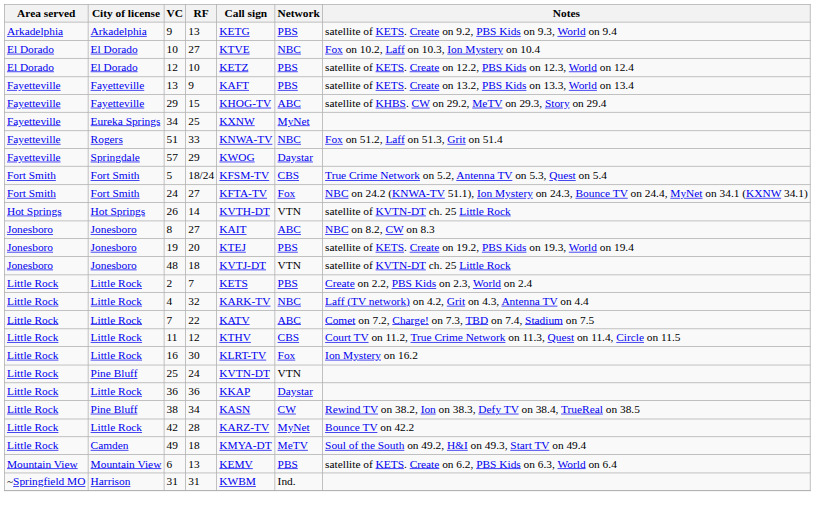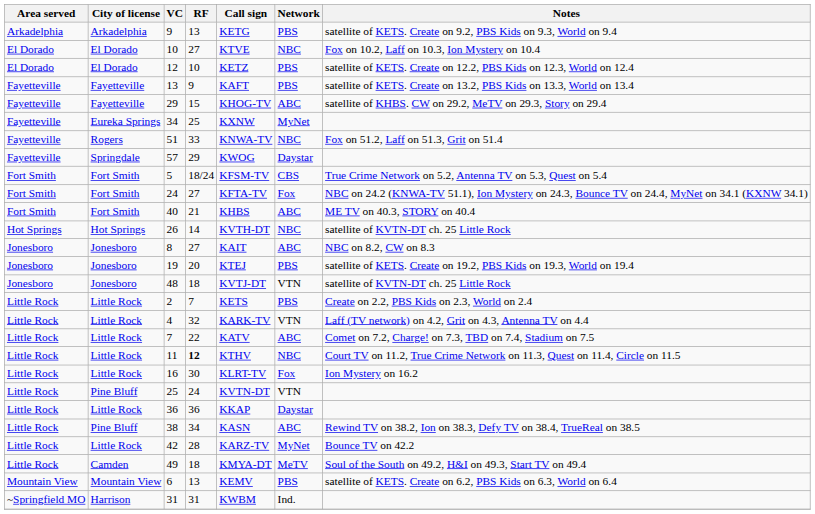+ row: (172, 211)
(289, 211) VTN -> (289, 229) NBC
(289, 301) NBC -> (289, 319) VTN
(194, 337) normal -> (194, 355) bold
(288, 337) CBS -> (289, 355) NBC
(287, 409) CW -> (289, 427) ABC
